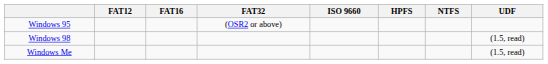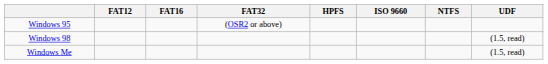columns swapped: (402, 10) <-> (344, 10)
